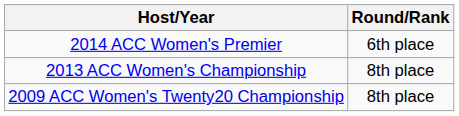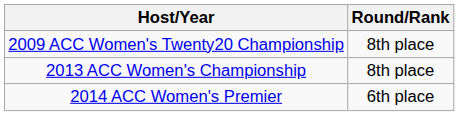rows swapped: (176, 96) <-> (176, 44)
